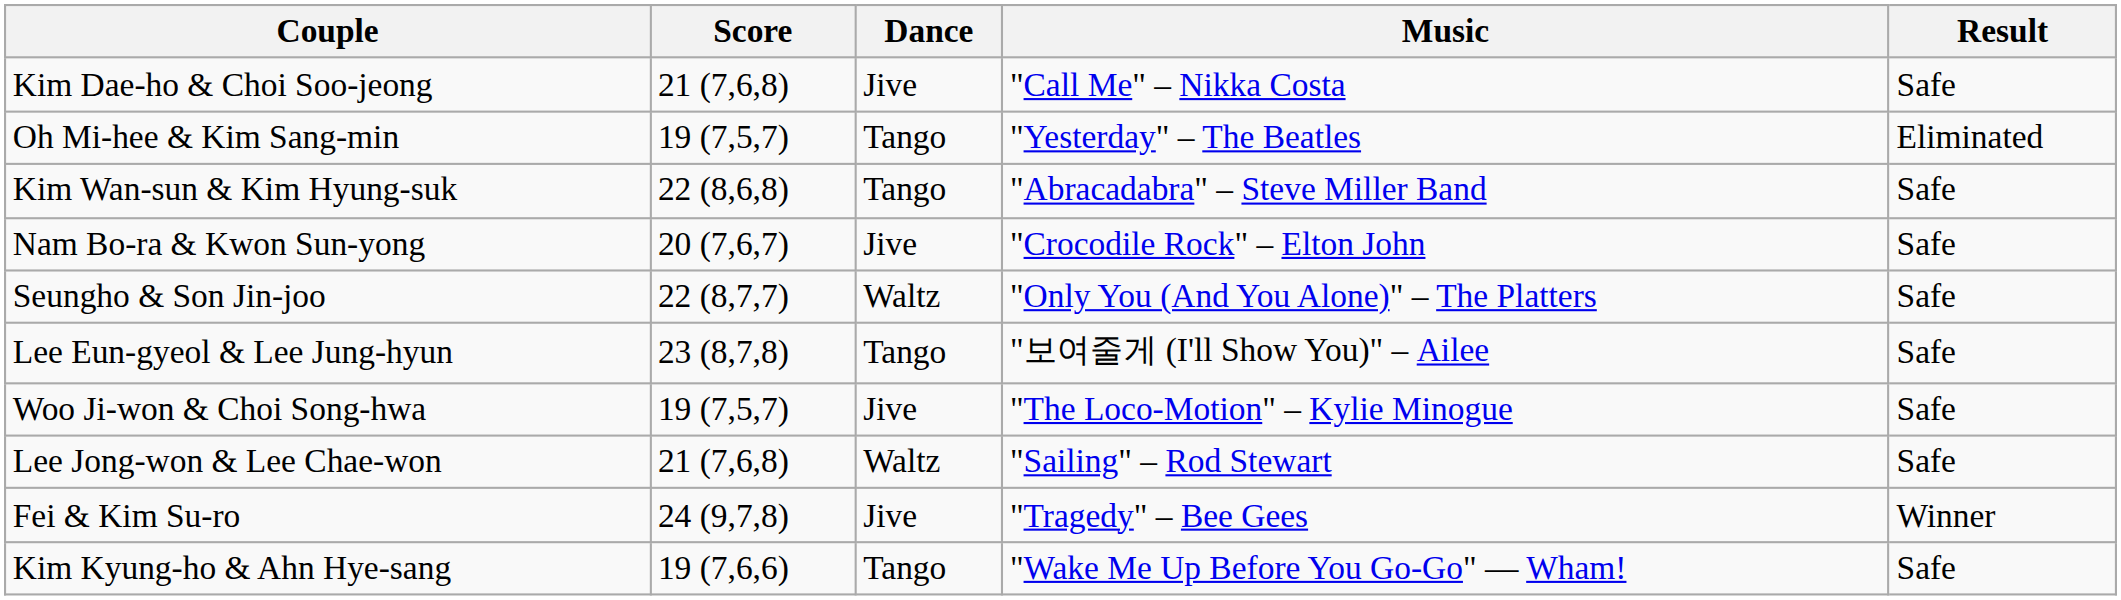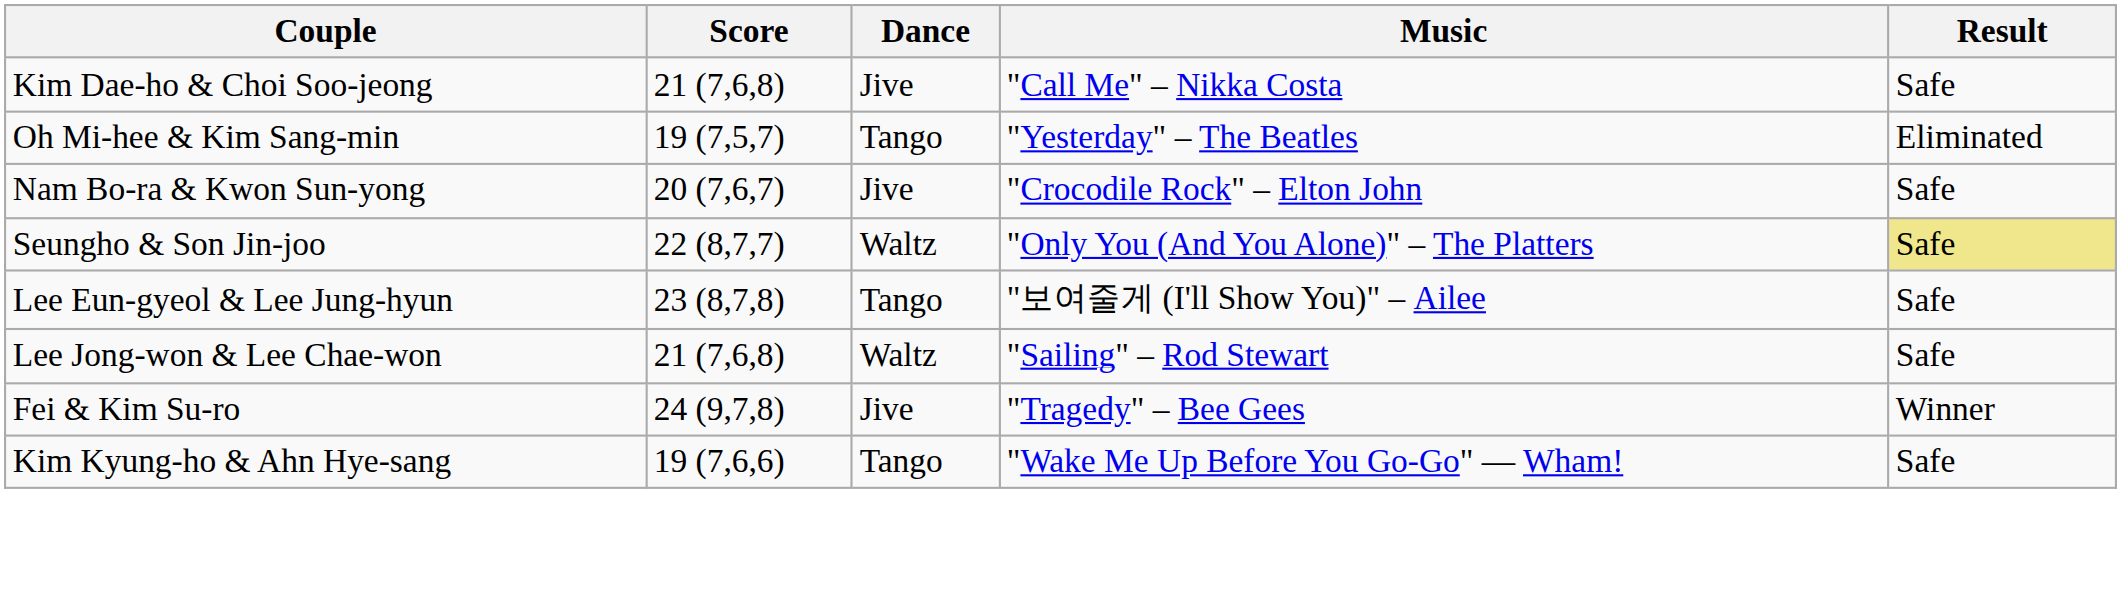- row: (235, 190)
(1926, 296) no background -> (1926, 243) khaki background
- row: (219, 408)
